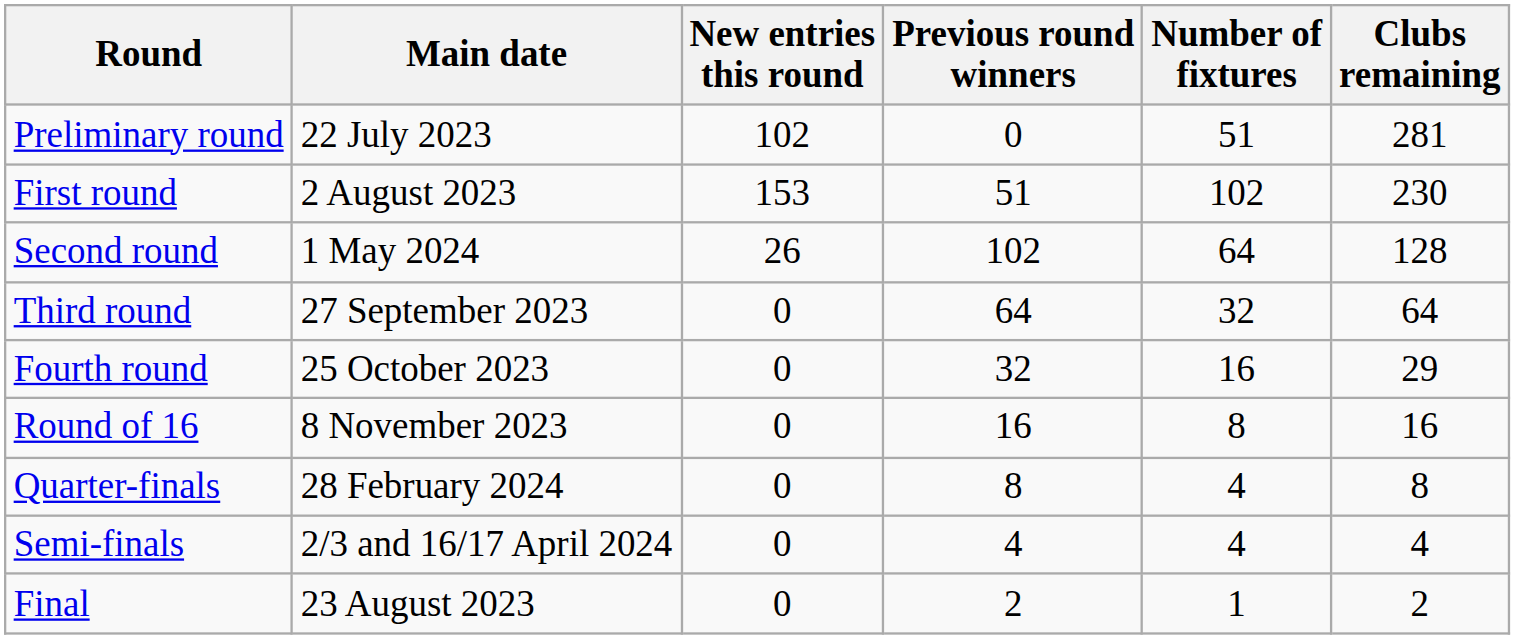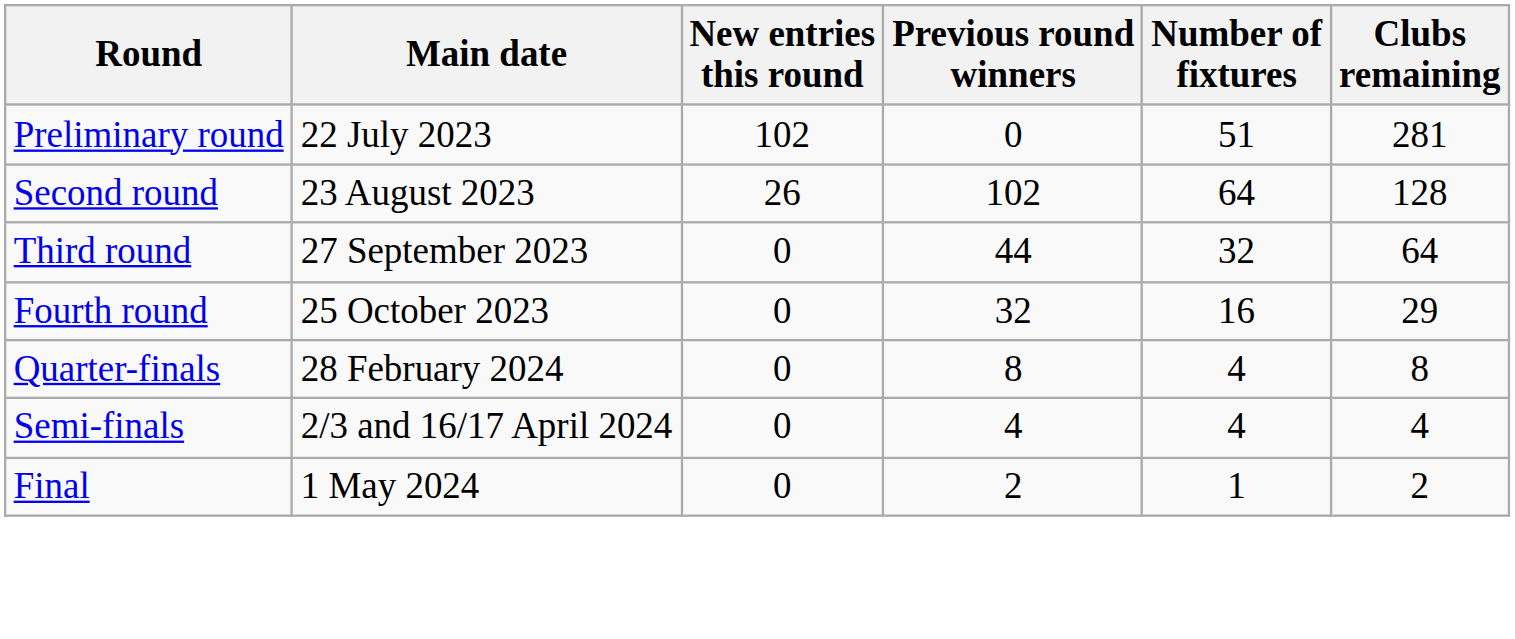- row: (95, 192)
(390, 251) 1 May 2024 -> (418, 192) 23 August 2023
(1013, 309) 64 -> (1013, 251) 44
- row: (106, 427)
(418, 602) 23 August 2023 -> (390, 485) 1 May 2024
